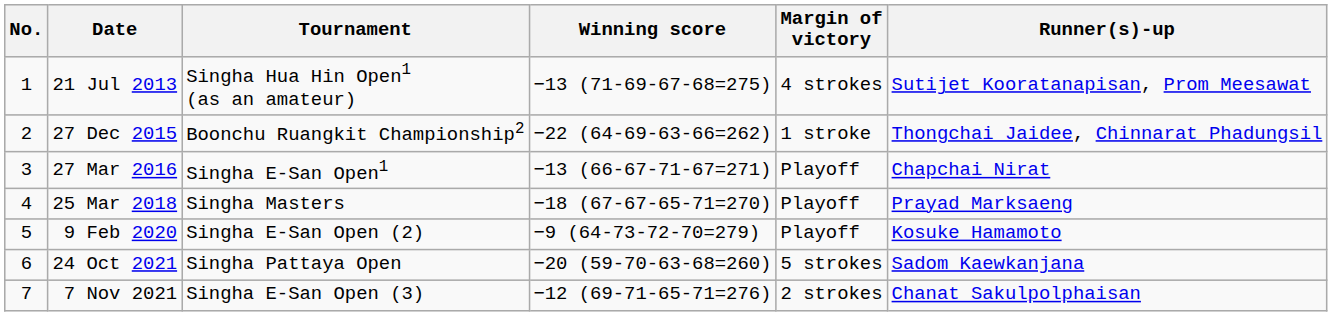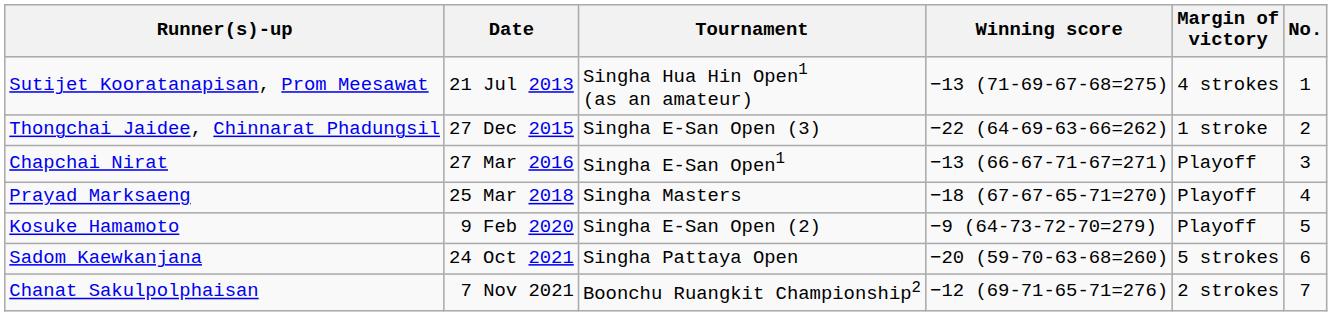columns swapped: (26, 31) <-> (1107, 31)
(355, 134) Boonchu Ruangkit Championship2 -> (702, 130) Singha E-San Open (3)
(305, 296) Singha E-San Open (3) -> (752, 292) Boonchu Ruangkit Championship2
